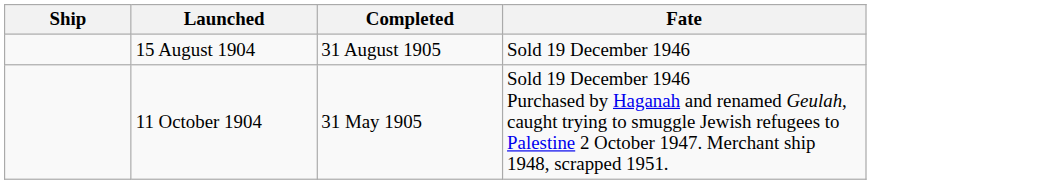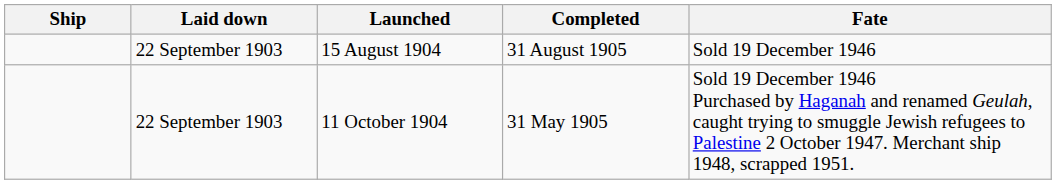+ column: (224, 19)
